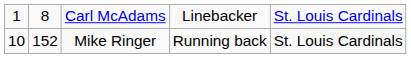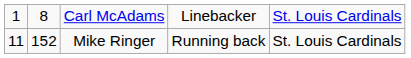(17, 41) 10 -> (16, 41) 11
